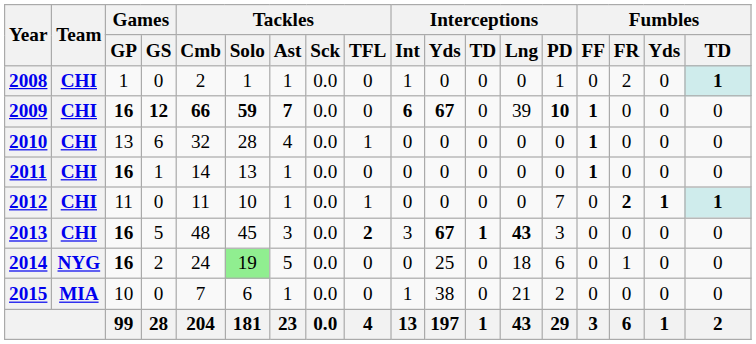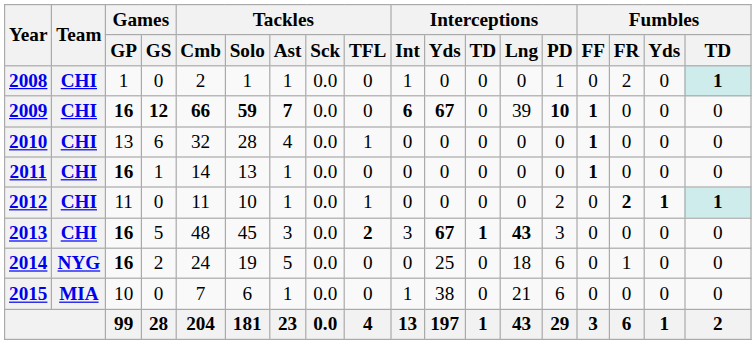(560, 202) 7 -> (560, 202) 2
(247, 263) lightgreen background -> (247, 263) no background
(560, 293) 2 -> (560, 293) 6
